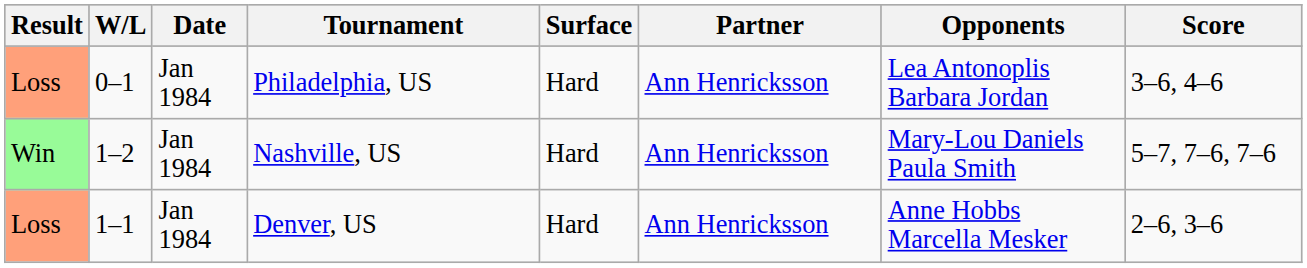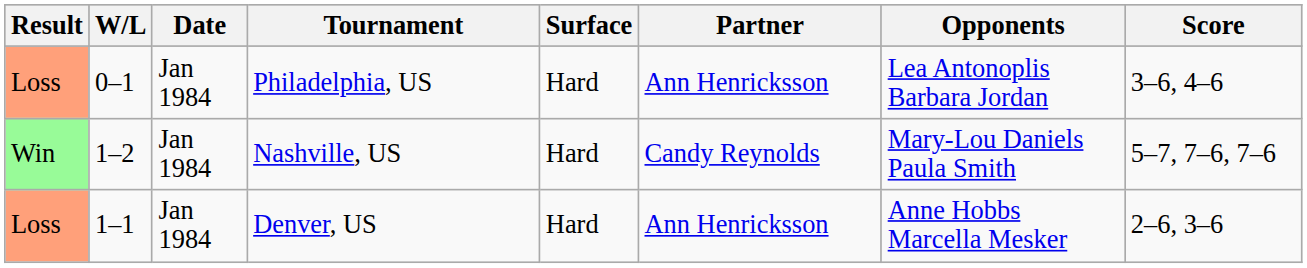(737, 153) Ann Henricksson -> (732, 153) Candy Reynolds
